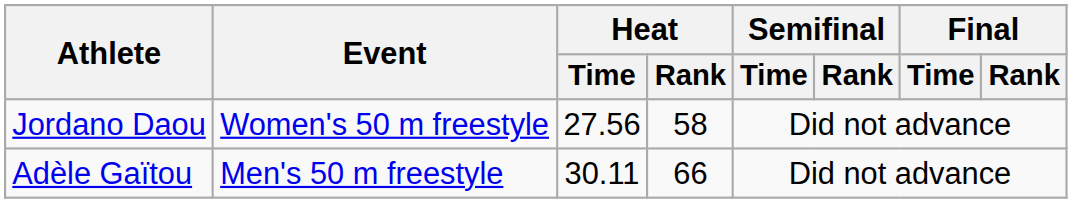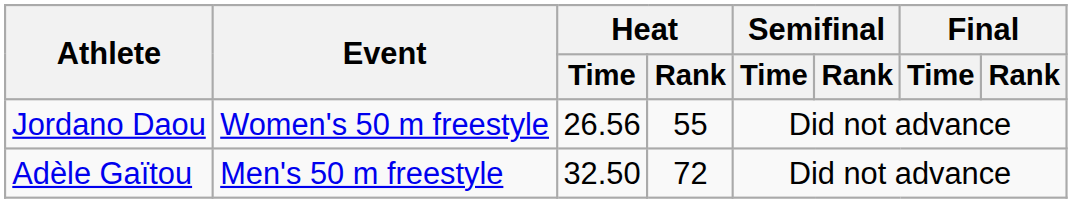(602, 124) 27.56 -> (602, 124) 26.56
(690, 124) 58 -> (690, 124) 55
(602, 173) 30.11 -> (602, 173) 32.50
(690, 173) 66 -> (690, 173) 72
